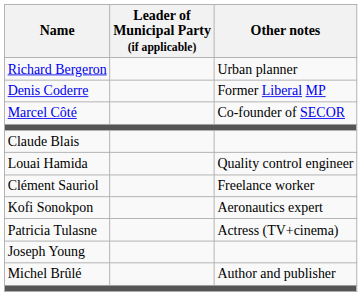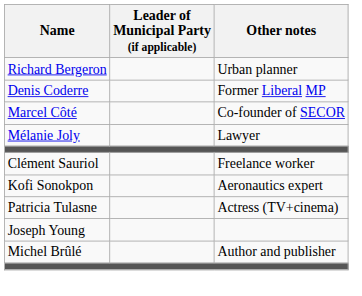+ row: (44, 135)
- row: (43, 141)
- row: (48, 163)
